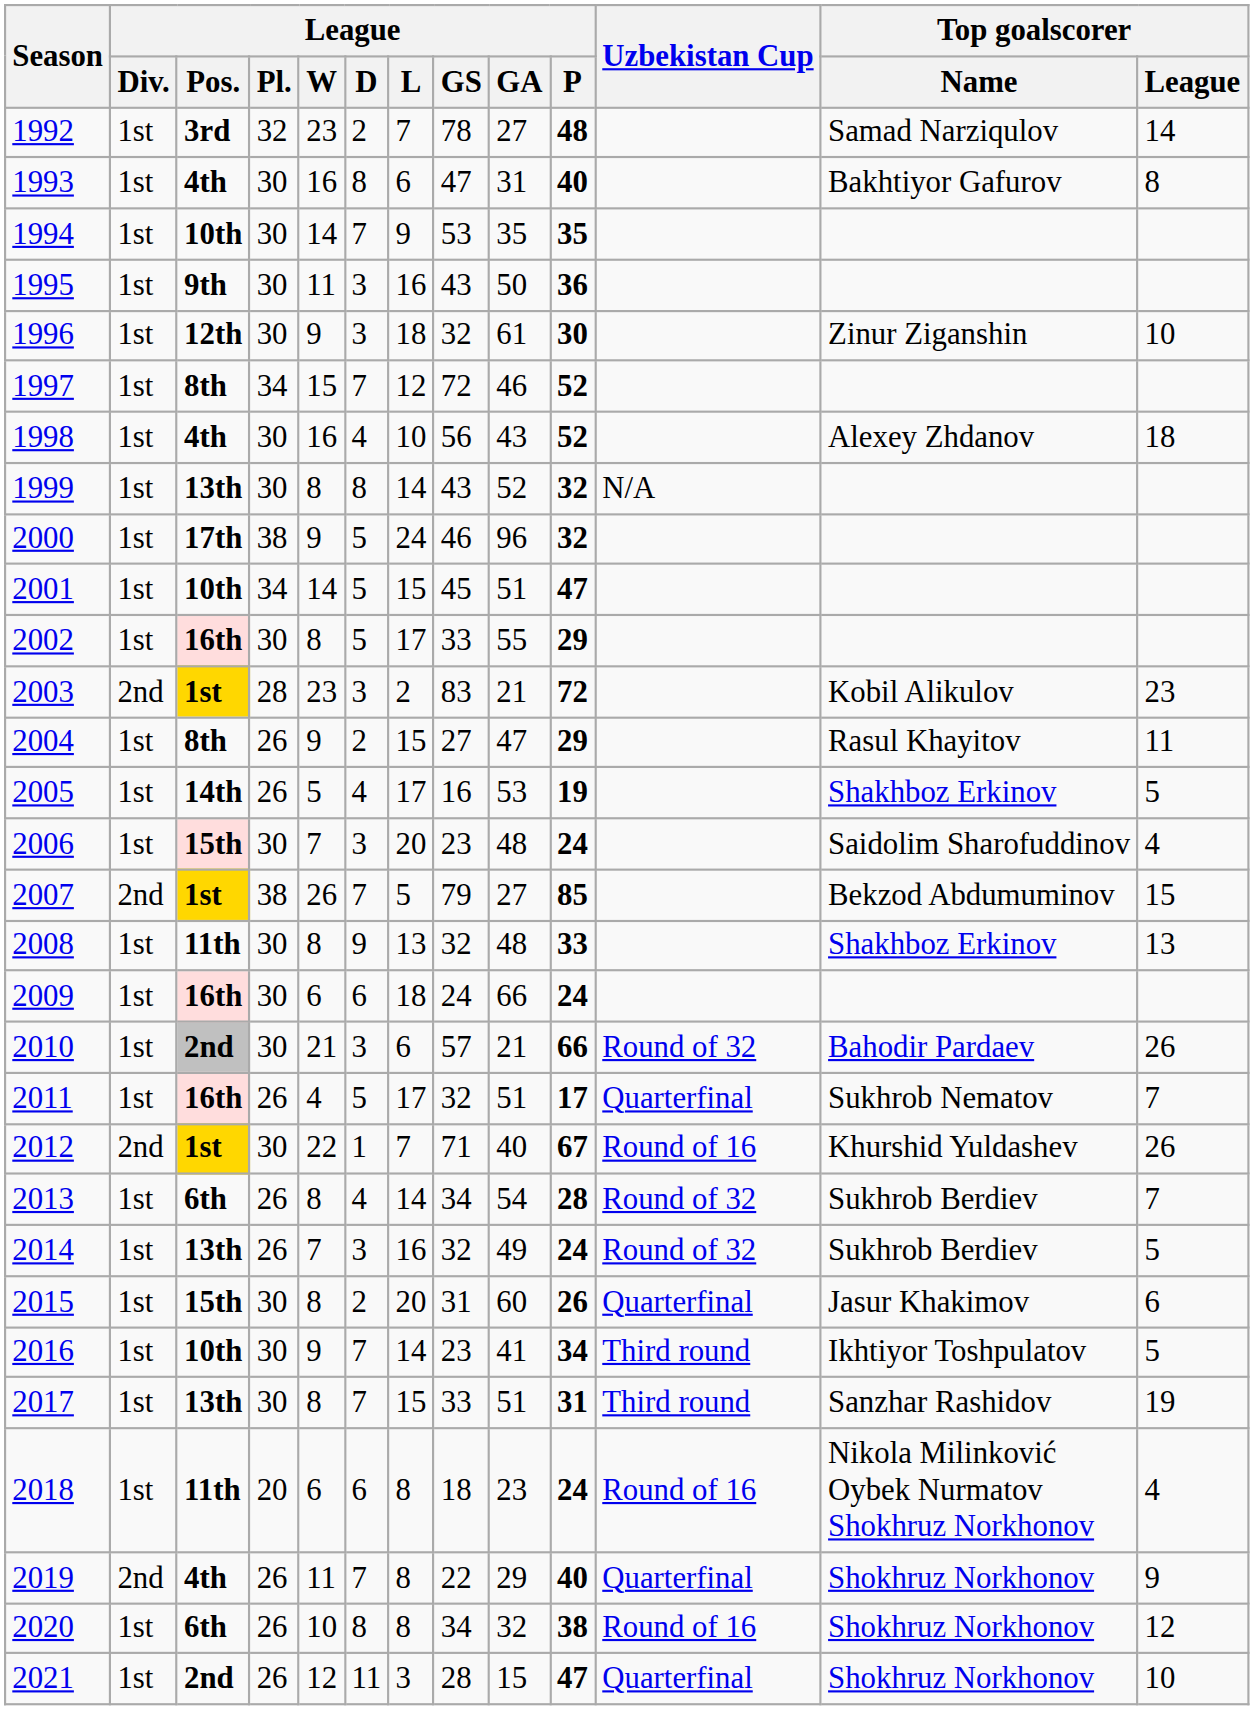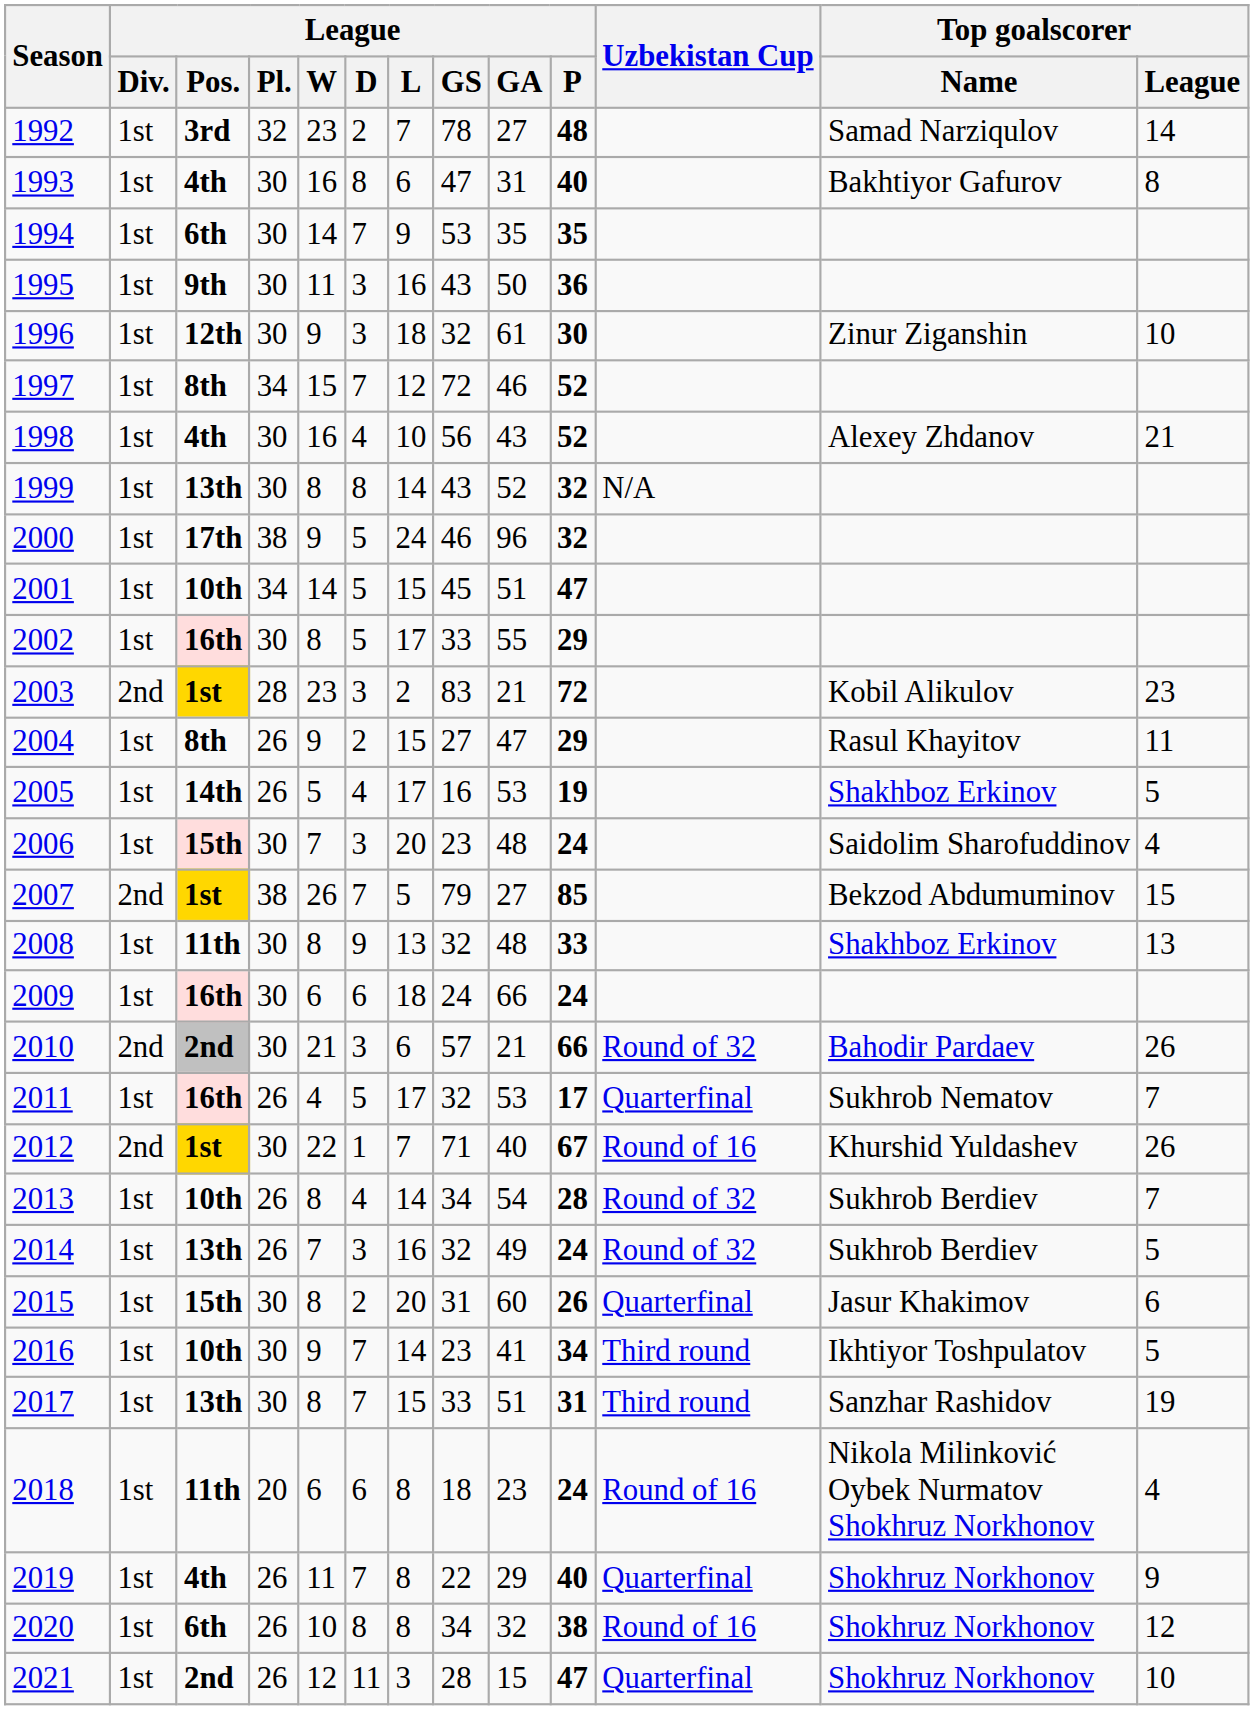(213, 233) 10th -> (205, 233) 6th
(1160, 436) 18 -> (1160, 436) 21
(135, 1046) 1st -> (141, 1046) 2nd
(512, 1097) 51 -> (512, 1097) 53
(205, 1199) 6th -> (213, 1199) 10th
(141, 1576) 2nd -> (135, 1576) 1st
